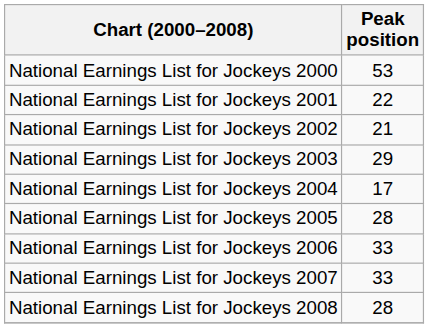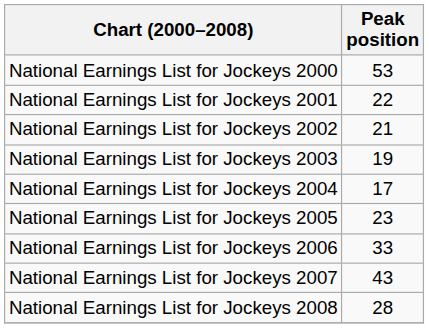(383, 159) 29 -> (383, 159) 19
(383, 218) 28 -> (383, 218) 23
(383, 277) 33 -> (383, 277) 43
